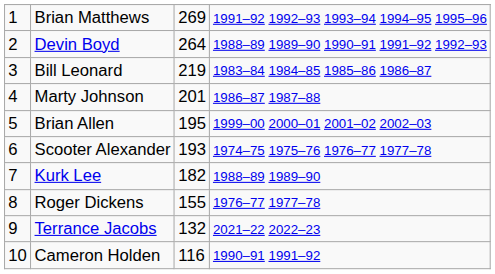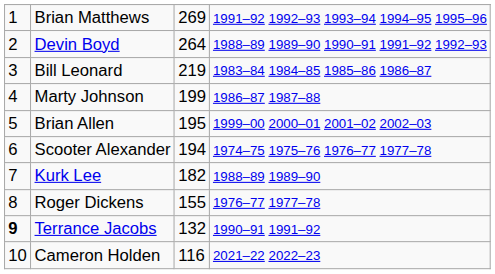(192, 96) 201 -> (192, 96) 199
(192, 149) 193 -> (192, 149) 194
(13, 228) normal -> (13, 228) bold
(267, 229) 2021–22 2022–23 -> (267, 229) 1990–91 1991–92
(267, 255) 1990–91 1991–92 -> (267, 255) 2021–22 2022–23
